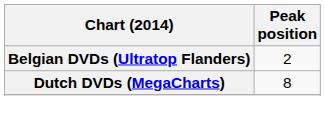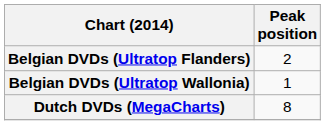+ row: (129, 82)
